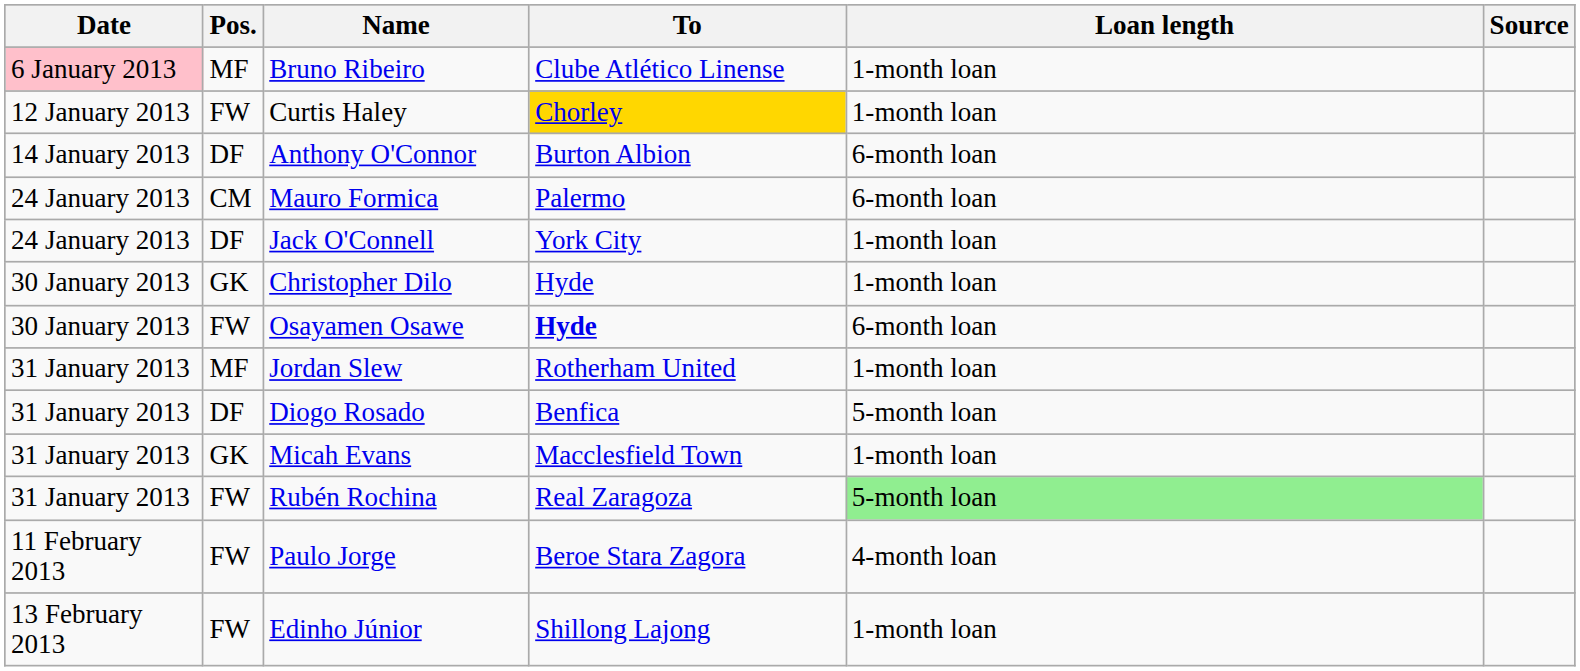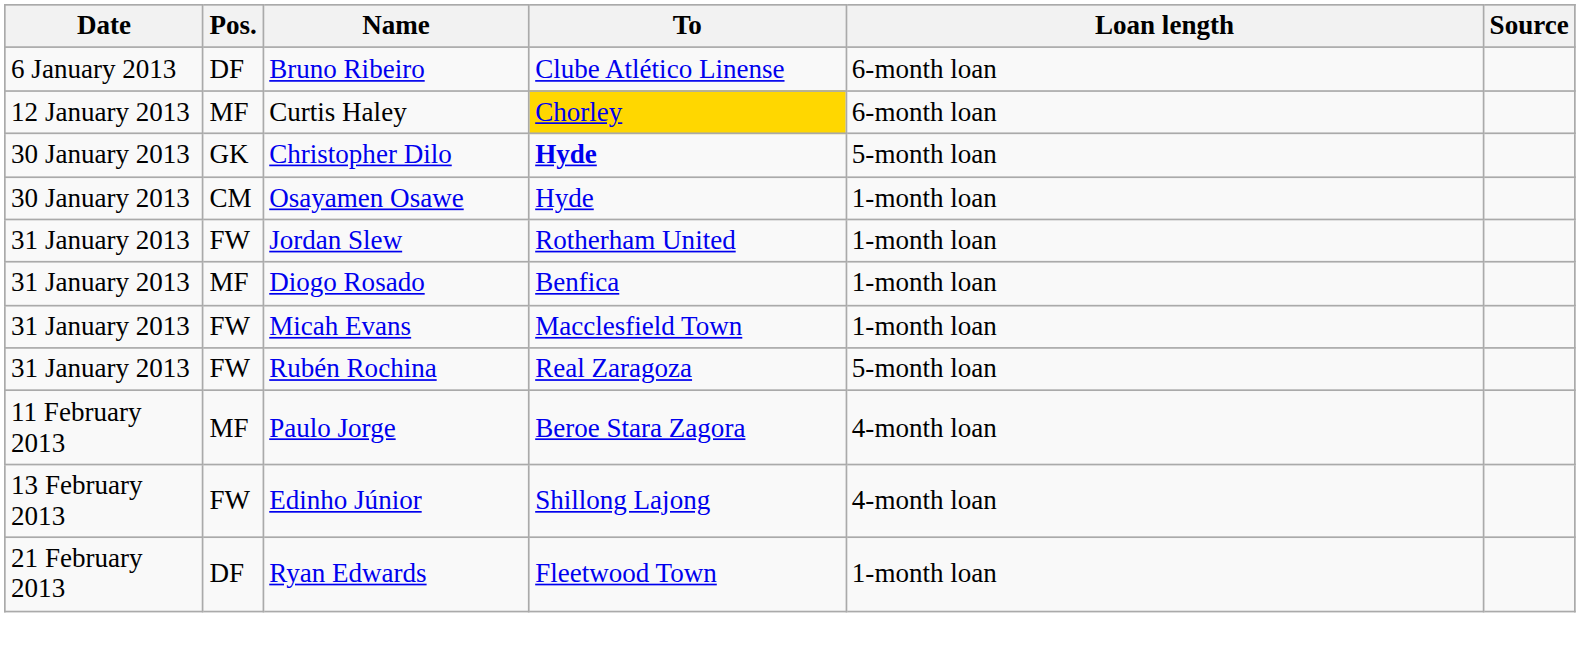(94, 68) pink background -> (94, 68) no background
(229, 68) MF -> (227, 68) DF
(924, 68) 1-month loan -> (924, 68) 6-month loan
(230, 111) FW -> (229, 111) MF
(924, 111) 1-month loan -> (924, 111) 6-month loan
- row: (373, 154)
- row: (354, 197)
- row: (352, 240)
(564, 283) normal -> (566, 154) bold
(924, 283) 1-month loan -> (924, 154) 5-month loan
(230, 326) FW -> (230, 197) CM
(566, 326) bold -> (564, 197) normal
(924, 326) 6-month loan -> (924, 197) 1-month loan
(229, 369) MF -> (230, 240) FW
(227, 411) DF -> (229, 283) MF
(924, 411) 5-month loan -> (924, 283) 1-month loan
(229, 454) GK -> (230, 326) FW
(924, 497) lightgreen background -> (924, 369) no background
(230, 555) FW -> (229, 427) MF
(924, 629) 1-month loan -> (924, 500) 4-month loan
+ row: (348, 573)
